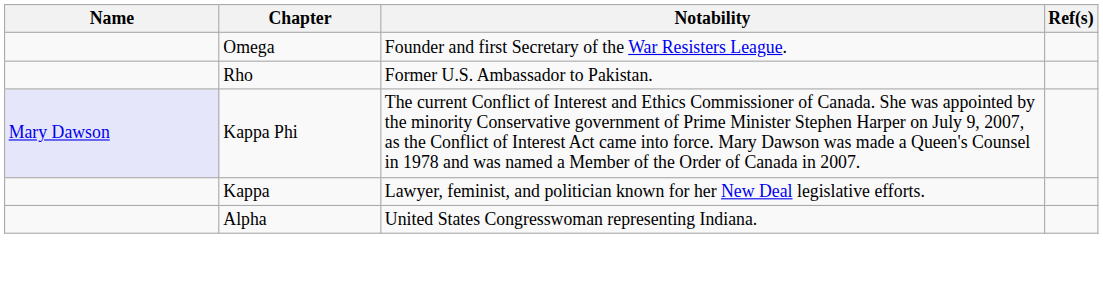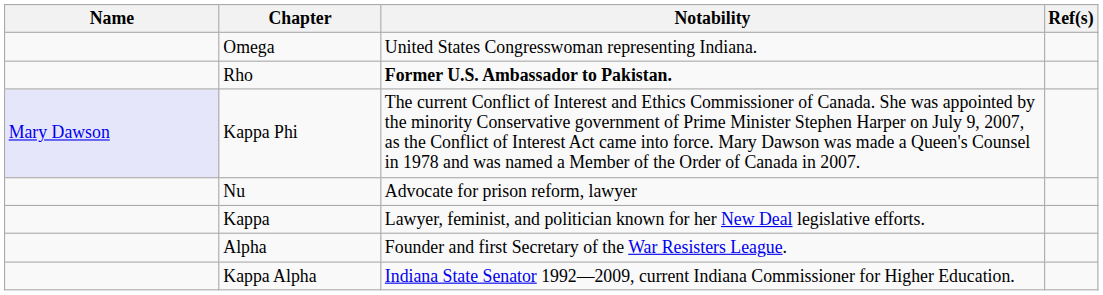(586, 46) Founder and first Secretary of the War Resisters League. -> (571, 46) United States Congresswoman representing Indiana.
(519, 74) normal -> (528, 74) bold
+ row: (234, 191)
(571, 219) United States Congresswoman representing Indiana. -> (586, 247) Founder and first Secretary of the War Resisters League.
+ row: (270, 275)
